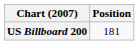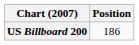(112, 31) 181 -> (112, 31) 186
